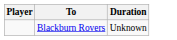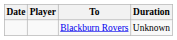+ column: (16, 12)
